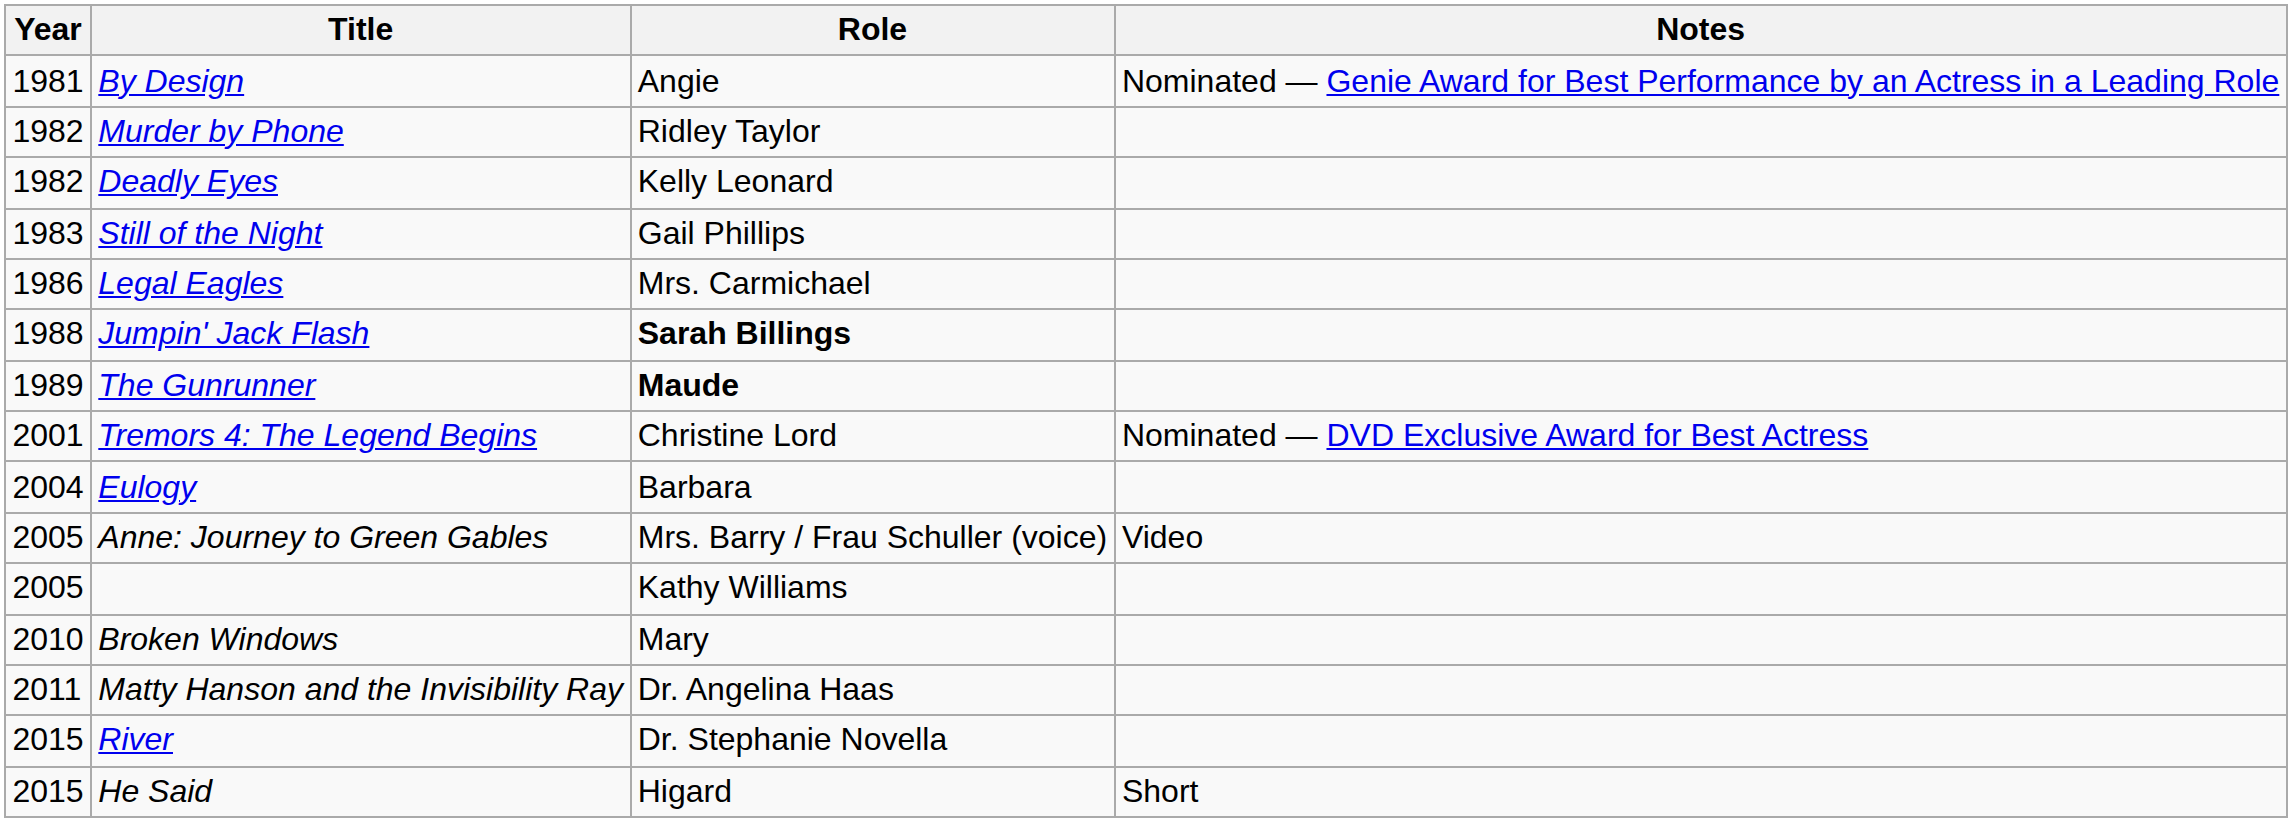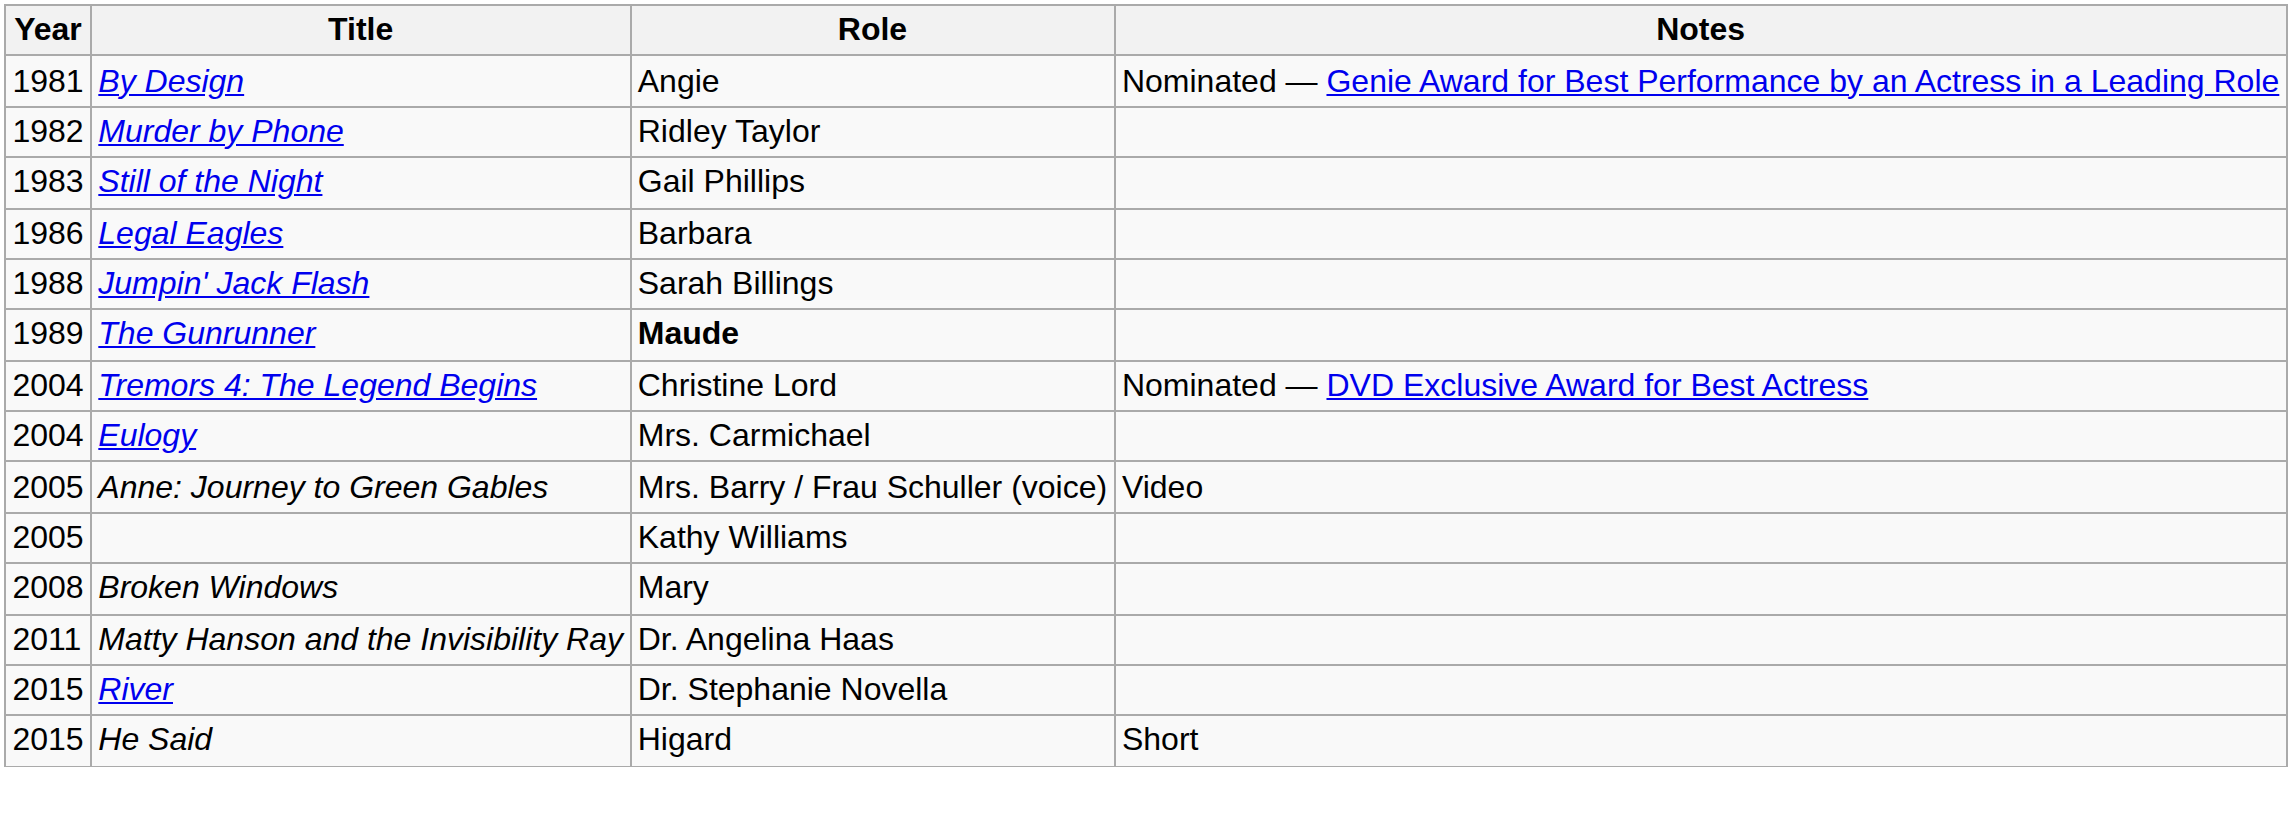- row: (188, 182)
(754, 283) Mrs. Carmichael -> (695, 232) Barbara
(744, 334) bold -> (736, 283) normal
(48, 435) 2001 -> (48, 385) 2004
(695, 486) Barbara -> (754, 435) Mrs. Carmichael
(48, 638) 2010 -> (48, 588) 2008
